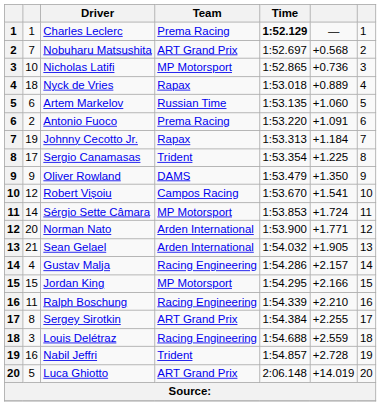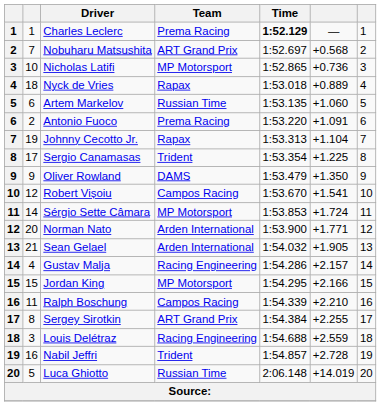(330, 139) +1.184 -> (330, 139) +1.104
(207, 301) Racing Engineering -> (198, 301) Campos Racing
(197, 373) ART Grand Prix -> (192, 373) Russian Time
